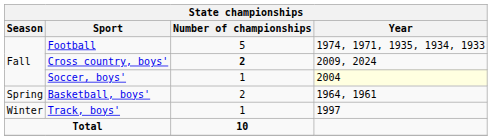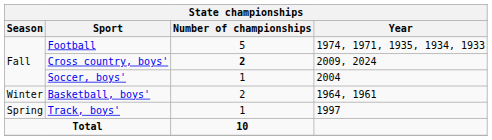(328, 78) lightyellow background -> (328, 78) no background
(25, 94) Spring -> (25, 94) Winter
(25, 110) Winter -> (25, 110) Spring
